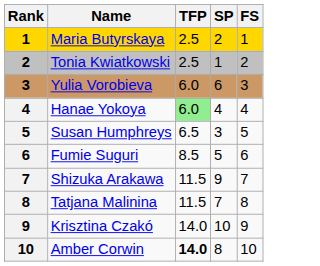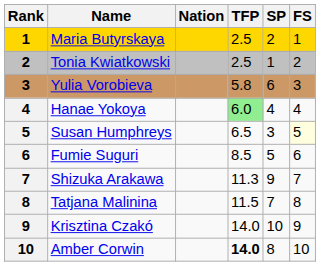+ column: (201, 16)
(189, 86) 6.0 -> (241, 86) 5.8
(244, 132) no background -> (297, 132) lightyellow background
(192, 179) 11.5 -> (245, 179) 11.3
